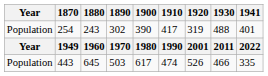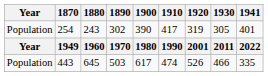(221, 29) 488 -> (221, 29) 305
